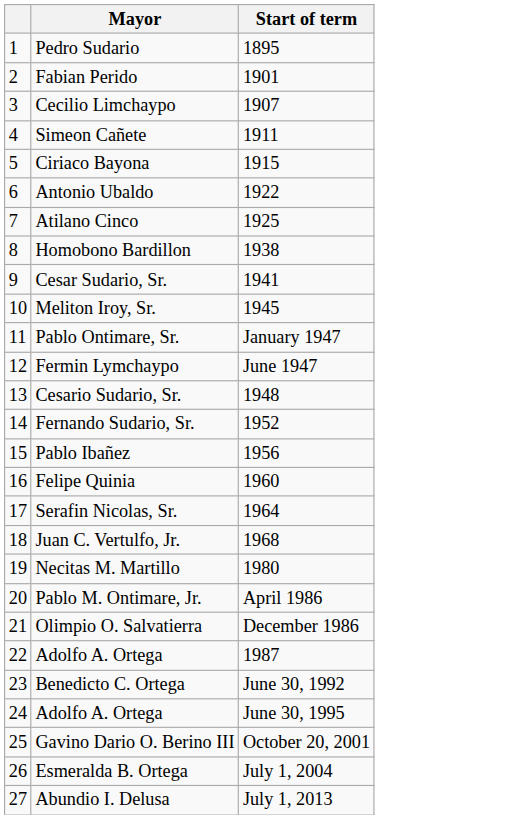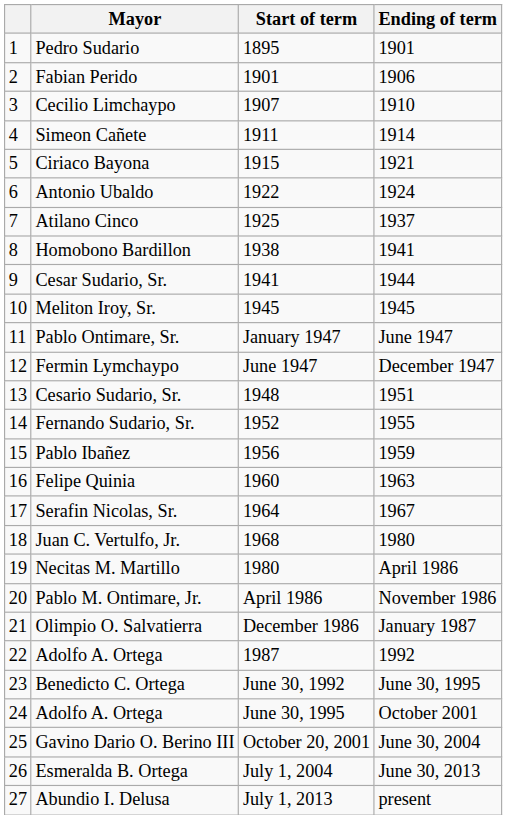+ column: (438, 18)
